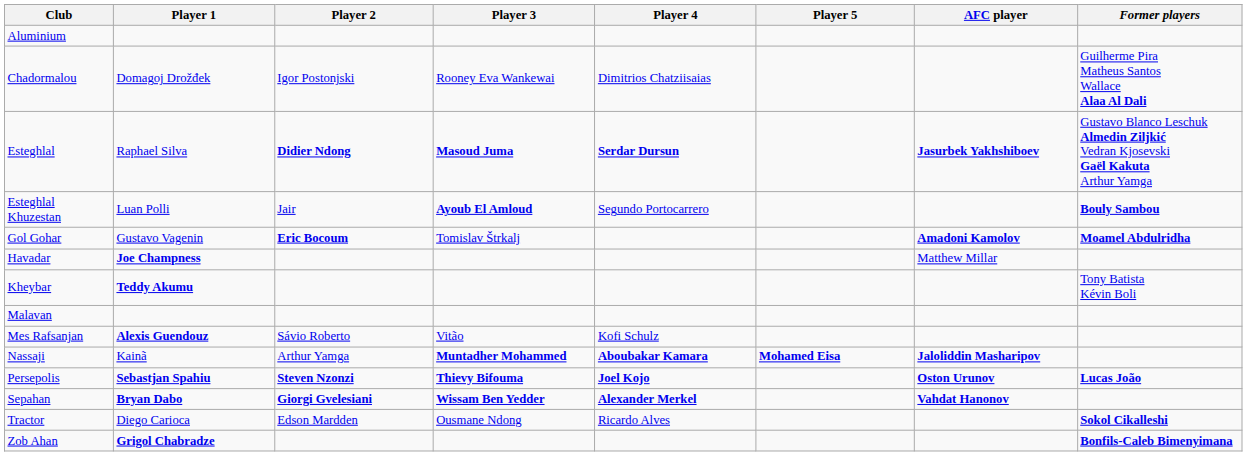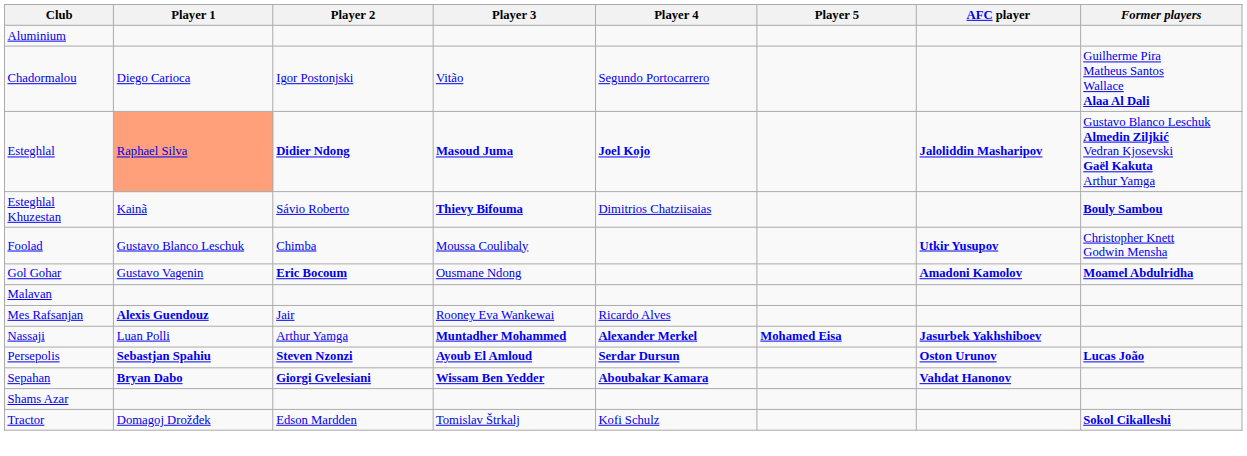(163, 78) Domagoj Drožđek -> (154, 78) Diego Carioca
(495, 78) Rooney Eva Wankewai -> (450, 78) Vitão
(654, 78) Dimitrios Chatziisaias -> (654, 78) Segundo Portocarrero
(152, 151) no background -> (152, 151) lightsalmon background
(638, 151) Serdar Dursun -> (624, 151) Joel Kojo
(978, 151) Jasurbek Yakhshiboev -> (981, 151) Jaloliddin Masharipov
(143, 209) Luan Polli -> (132, 209) Kainã
(286, 209) Jair -> (313, 209) Sávio Roberto
(484, 209) Ayoub El Amloud -> (479, 209) Thievy Bifouma
(653, 209) Segundo Portocarrero -> (655, 209) Dimitrios Chatziisaias
+ row: (25, 245)
(478, 237) Tomislav Štrkalj -> (479, 273) Ousmane Ndong
- row: (29, 258)
- row: (29, 287)
(314, 336) Sávio Roberto -> (285, 315) Jair
(450, 336) Vitão -> (495, 315) Rooney Eva Wankewai
(628, 336) Kofi Schulz -> (635, 315) Ricardo Alves
(132, 357) Kainã -> (143, 336) Luan Polli
(653, 357) Aboubakar Kamara -> (648, 336) Alexander Merkel
(979, 357) Jaloliddin Masharipov -> (980, 336) Jasurbek Yakhshiboev
(480, 378) Thievy Bifouma -> (484, 357) Ayoub El Amloud
(624, 378) Joel Kojo -> (639, 357) Serdar Dursun
(647, 398) Alexander Merkel -> (653, 378) Aboubakar Kamara
+ row: (38, 398)
(153, 419) Diego Carioca -> (164, 419) Domagoj Drožđek
(479, 419) Ousmane Ndong -> (478, 419) Tomislav Štrkalj
(634, 419) Ricardo Alves -> (629, 419) Kofi Schulz
- row: (33, 440)
